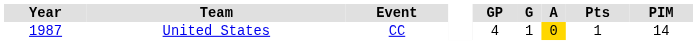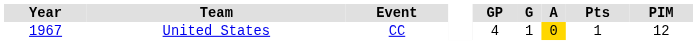(46, 31) 1987 -> (46, 31) 1967
(661, 31) 14 -> (661, 31) 12
